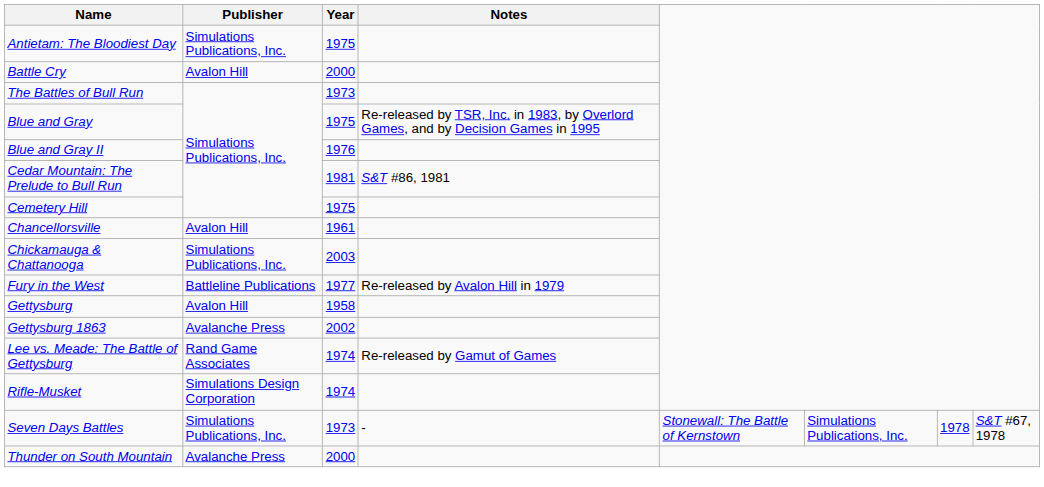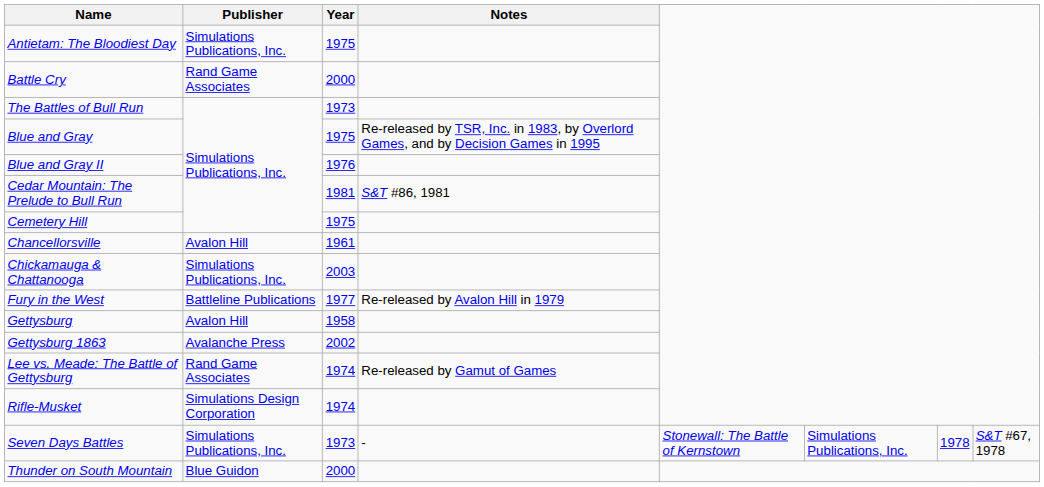(217, 72) Avalon Hill -> (221, 79) Rand Game Associates
(235, 456) Avalanche Press -> (222, 471) Blue Guidon
